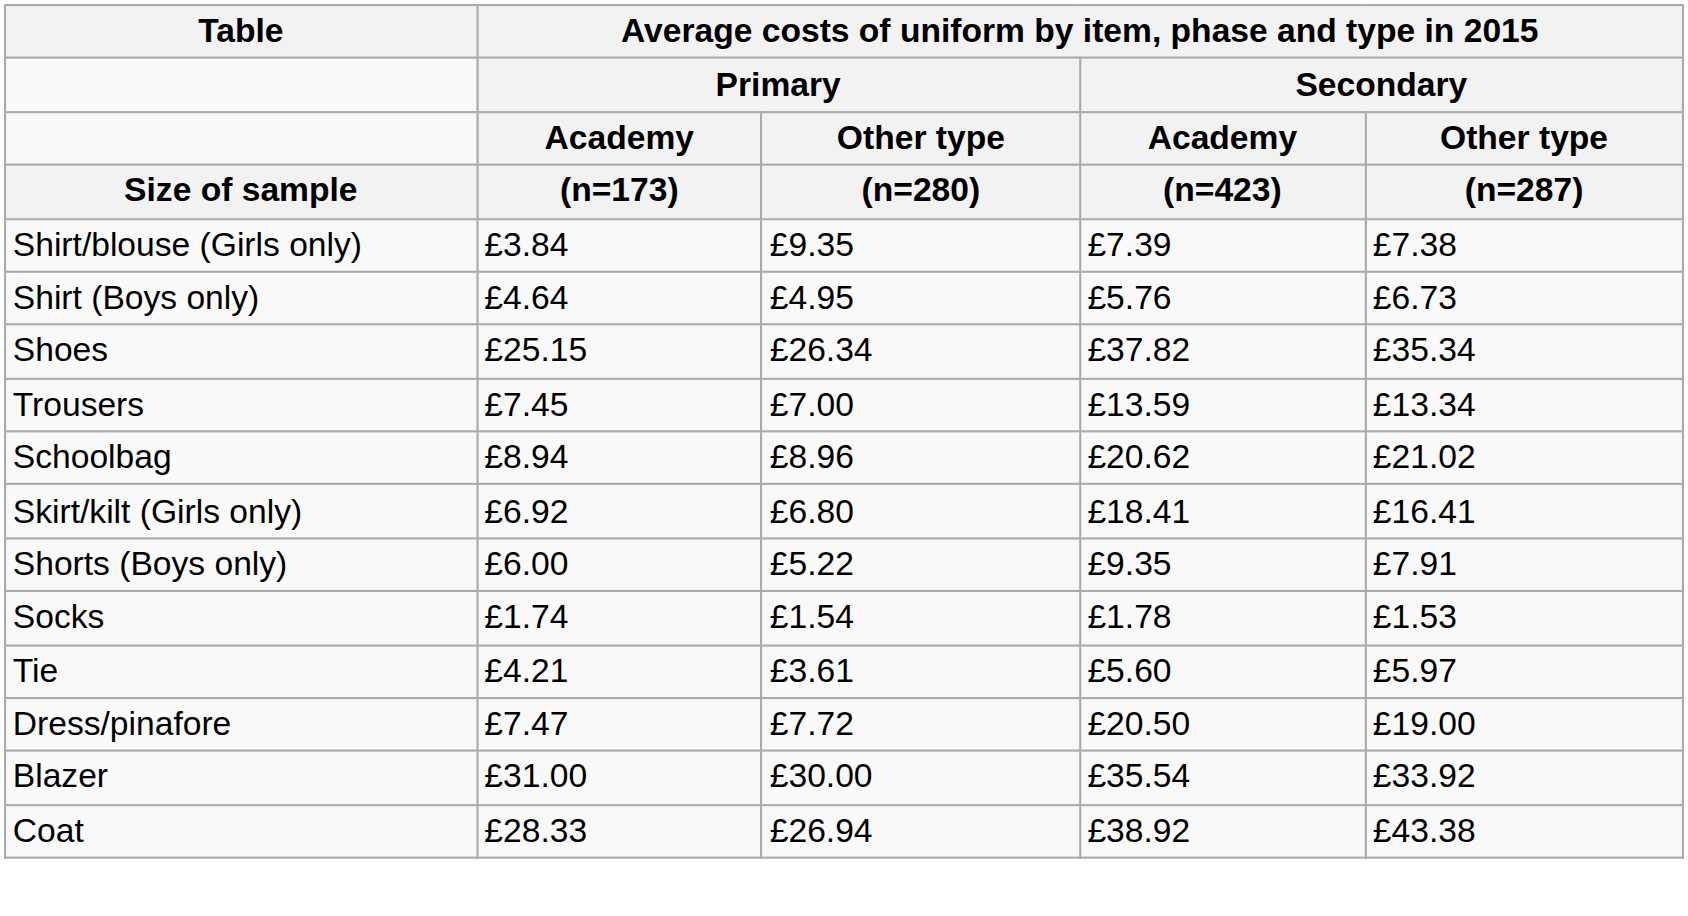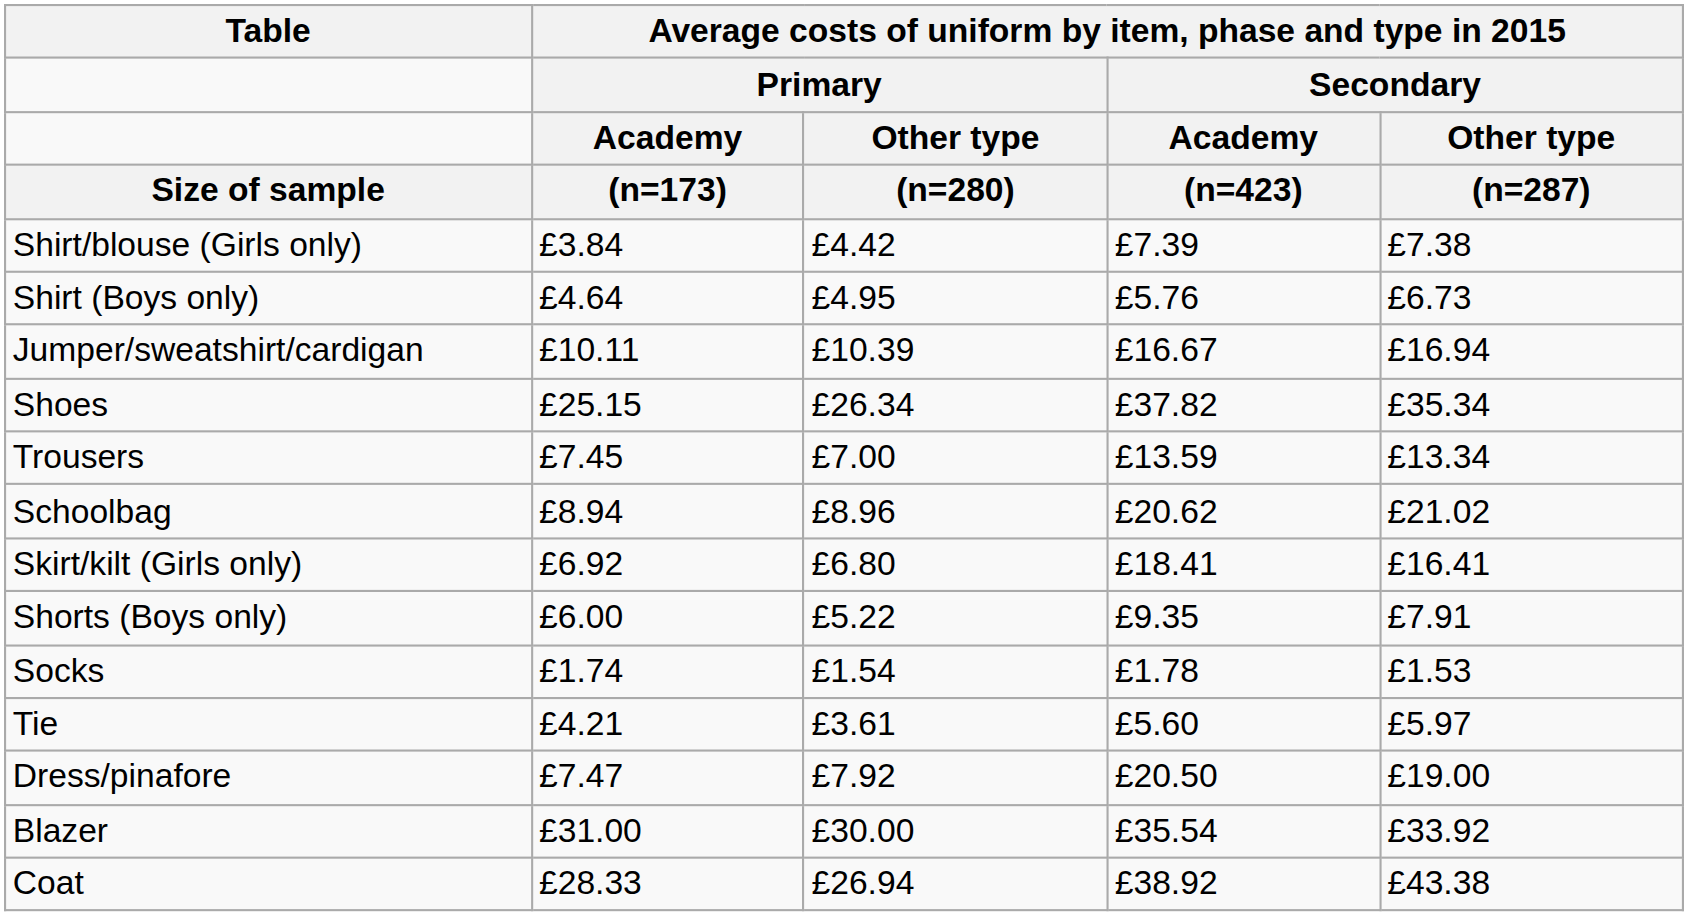(812, 244) £9.35 -> (854, 244) £4.42
+ row: (218, 350)
(812, 723) £7.72 -> (854, 777) £7.92
